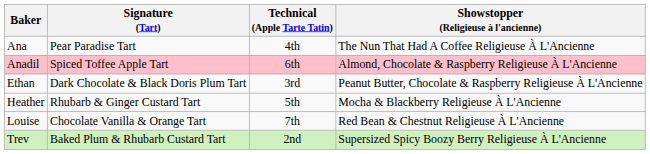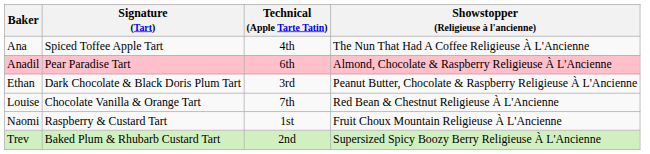(93, 45) Pear Paradise Tart -> (104, 45) Spiced Toffee Apple Tart
(109, 64) Spiced Toffee Apple Tart -> (88, 64) Pear Paradise Tart
- row: (26, 102)
+ row: (23, 121)
